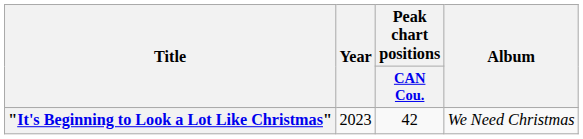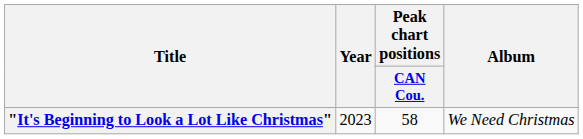(410, 120) 42 -> (410, 120) 58
